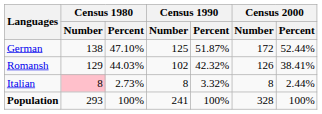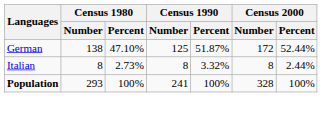- row: (28, 65)
(100, 83) pink background -> (100, 65) no background
